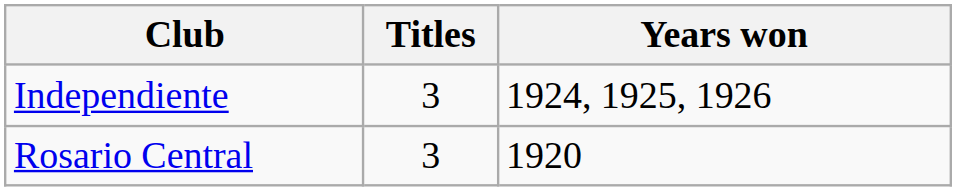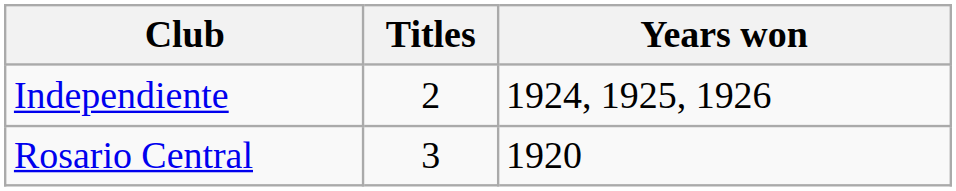(431, 94) 3 -> (431, 94) 2
